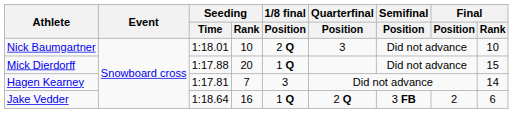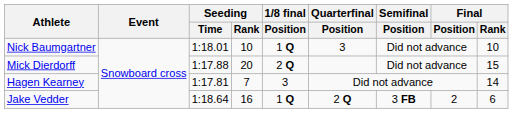(285, 48) 2 Q -> (285, 48) 1 Q
(285, 65) 1 Q -> (285, 65) 2 Q
